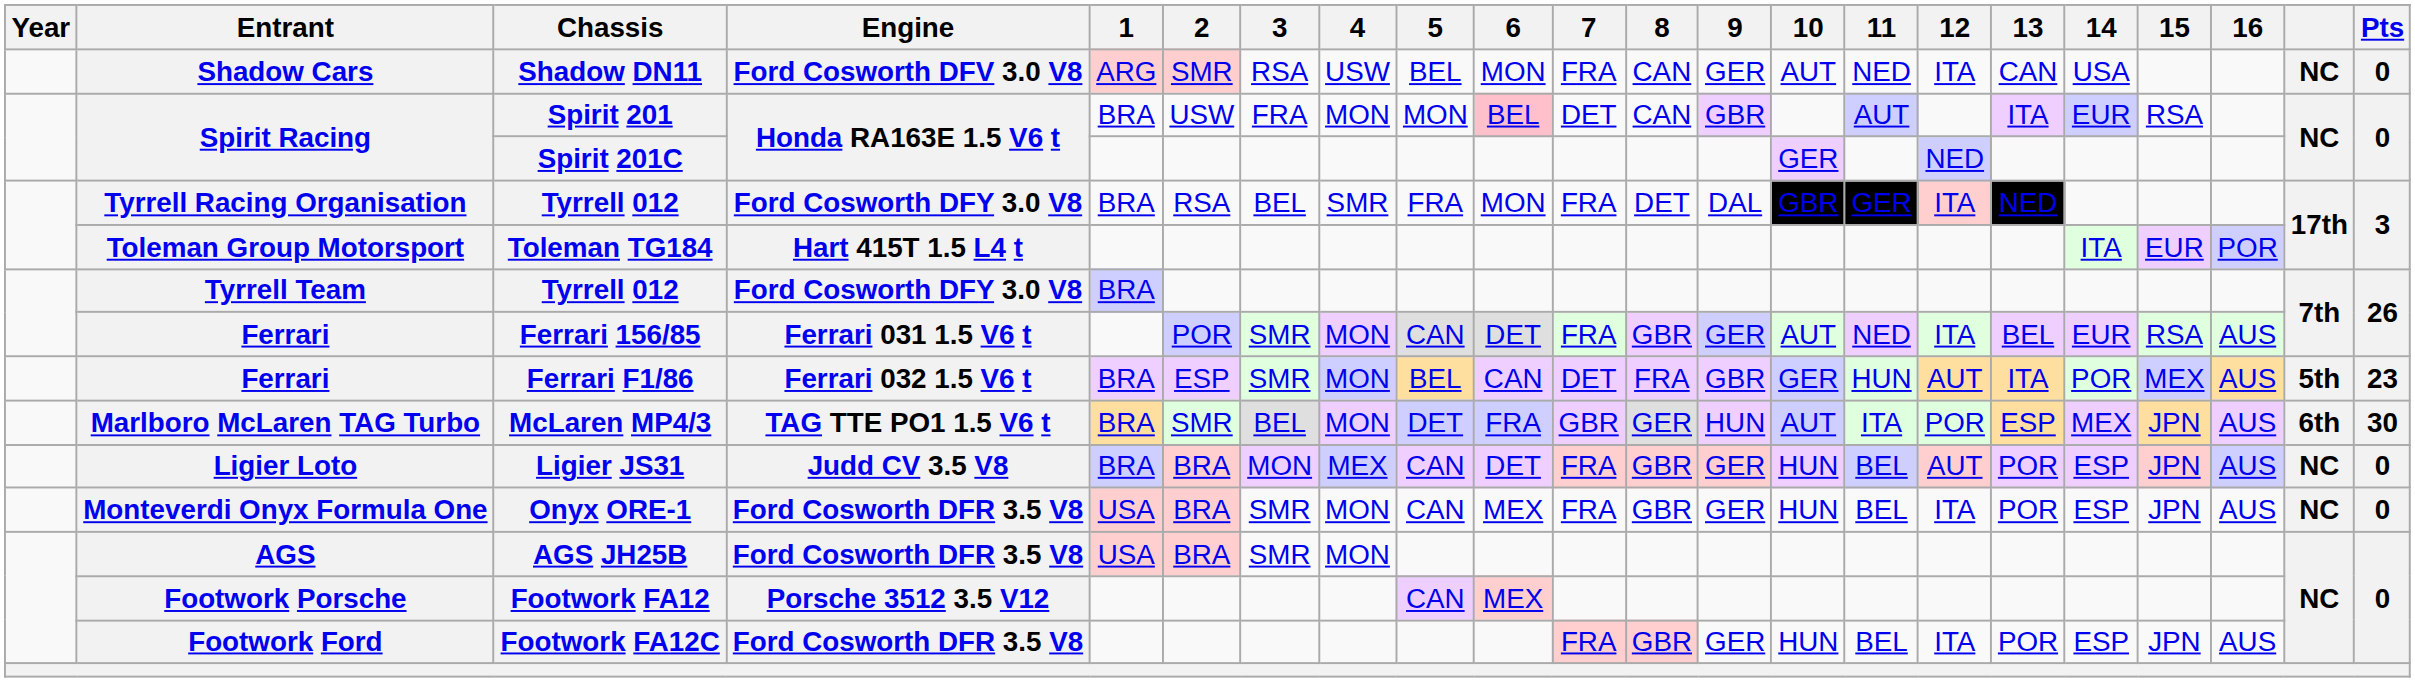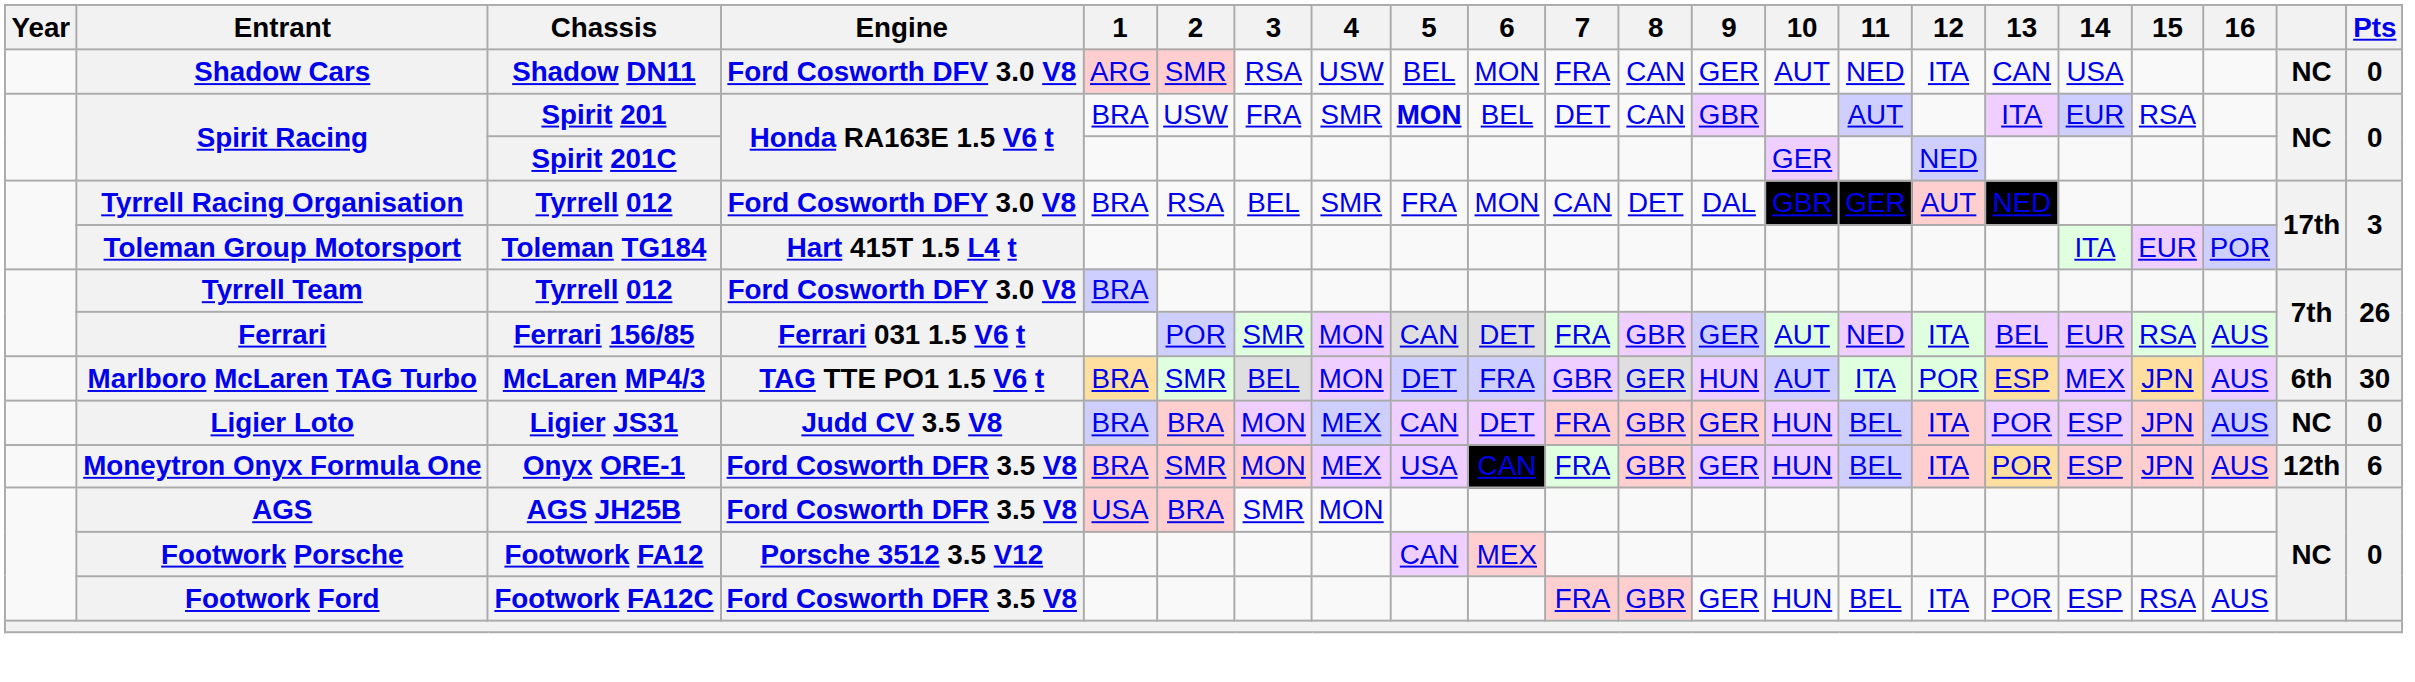(1357, 115) MON -> (1351, 115) SMR
(1435, 115) normal -> (1429, 115) bold
(1513, 115) pink background -> (1507, 115) no background
(1589, 203) FRA -> (1582, 203) CAN
(1955, 203) ITA -> (1949, 203) AUT
- row: (285, 379)
(1955, 466) AUT -> (1949, 422) ITA
+ row: (282, 466)
- row: (285, 510)
(2174, 642) JPN -> (2167, 598) RSA
